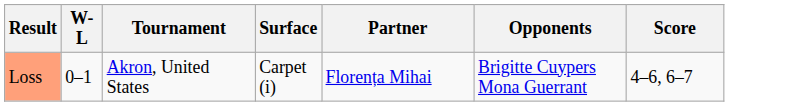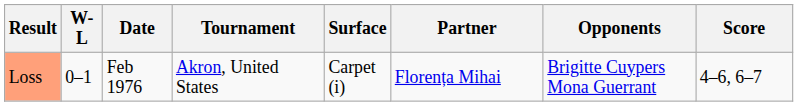+ column: (137, 28)
